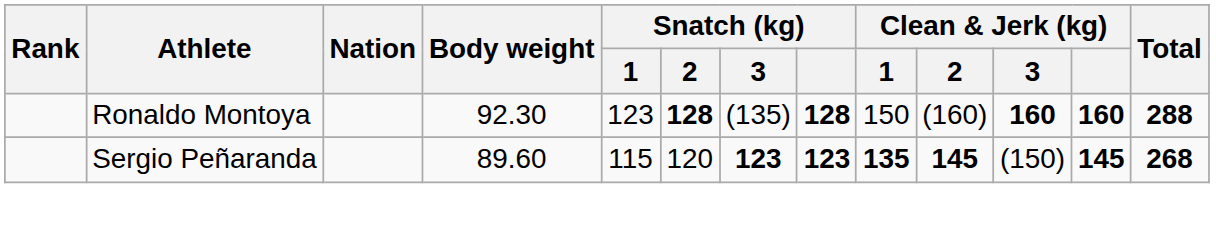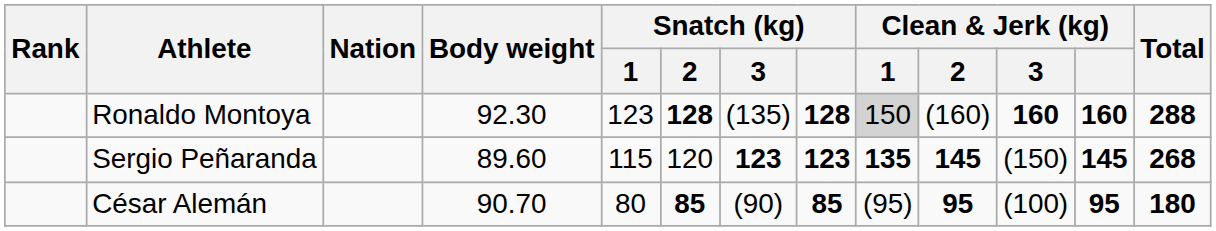(886, 114) no background -> (888, 114) lightgrey background
+ row: (180, 203)
